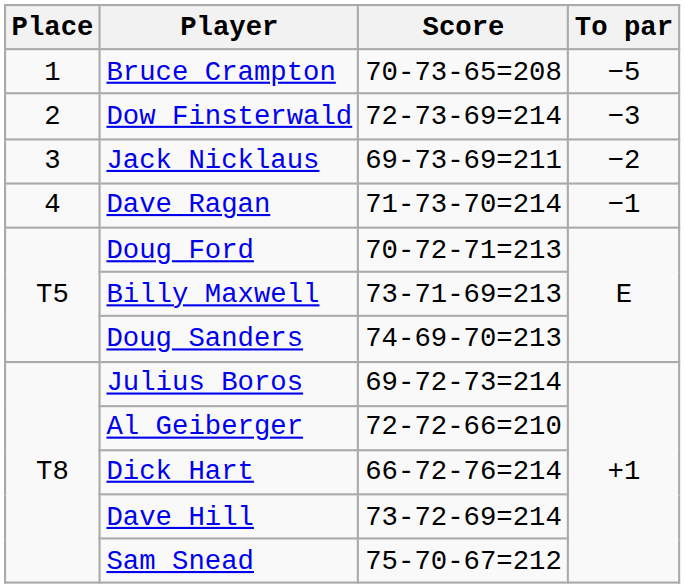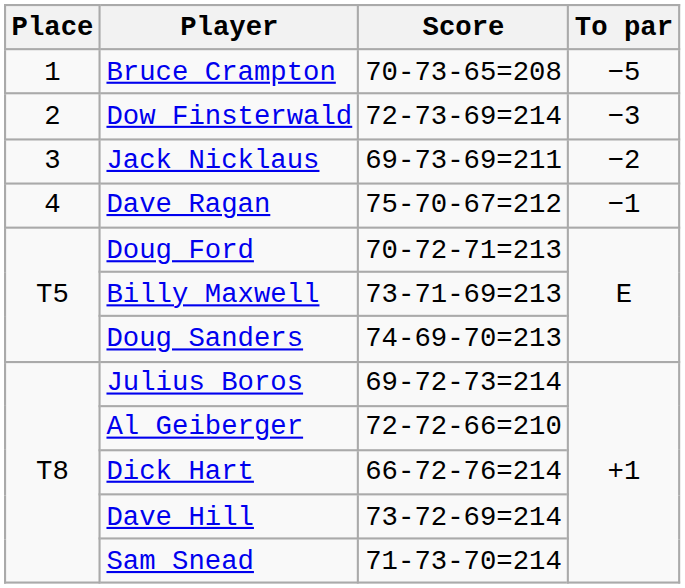(464, 205) 71-73-70=214 -> (464, 205) 75-70-67=212
(464, 561) 75-70-67=212 -> (464, 561) 71-73-70=214
